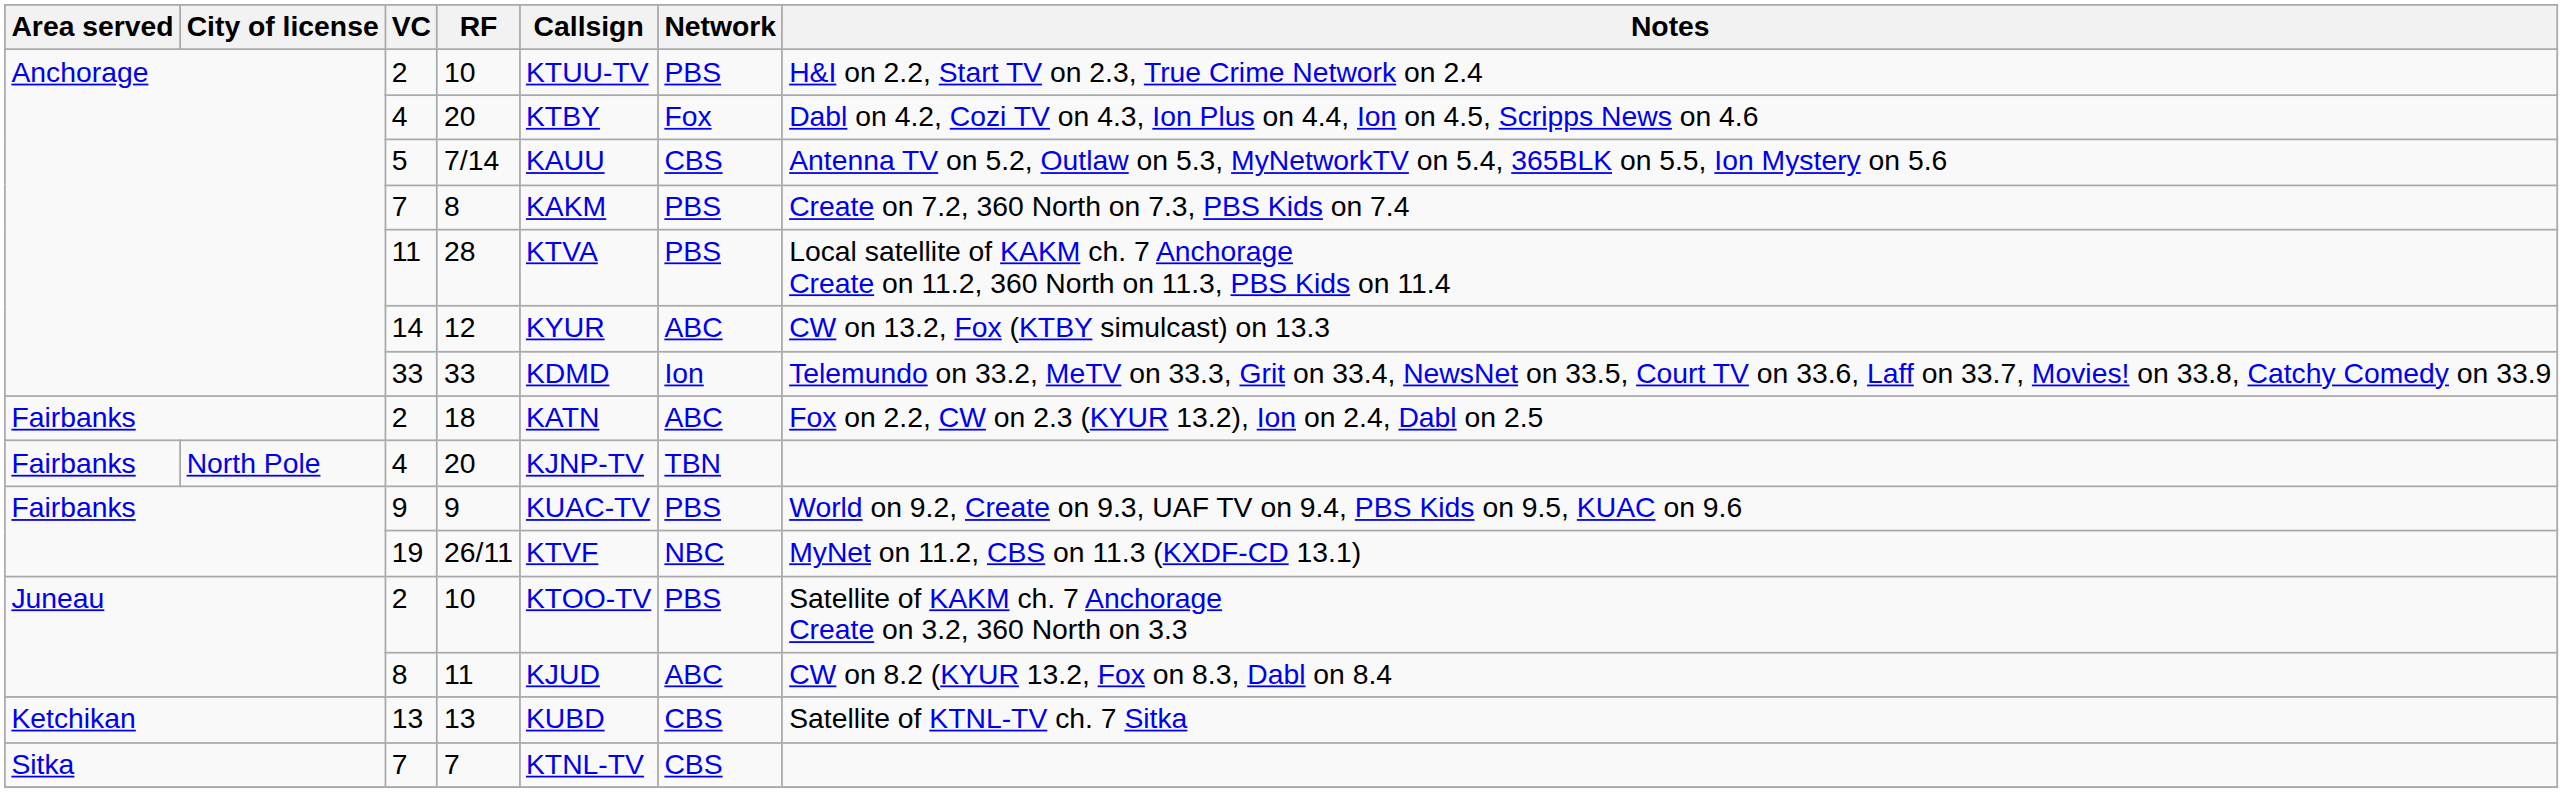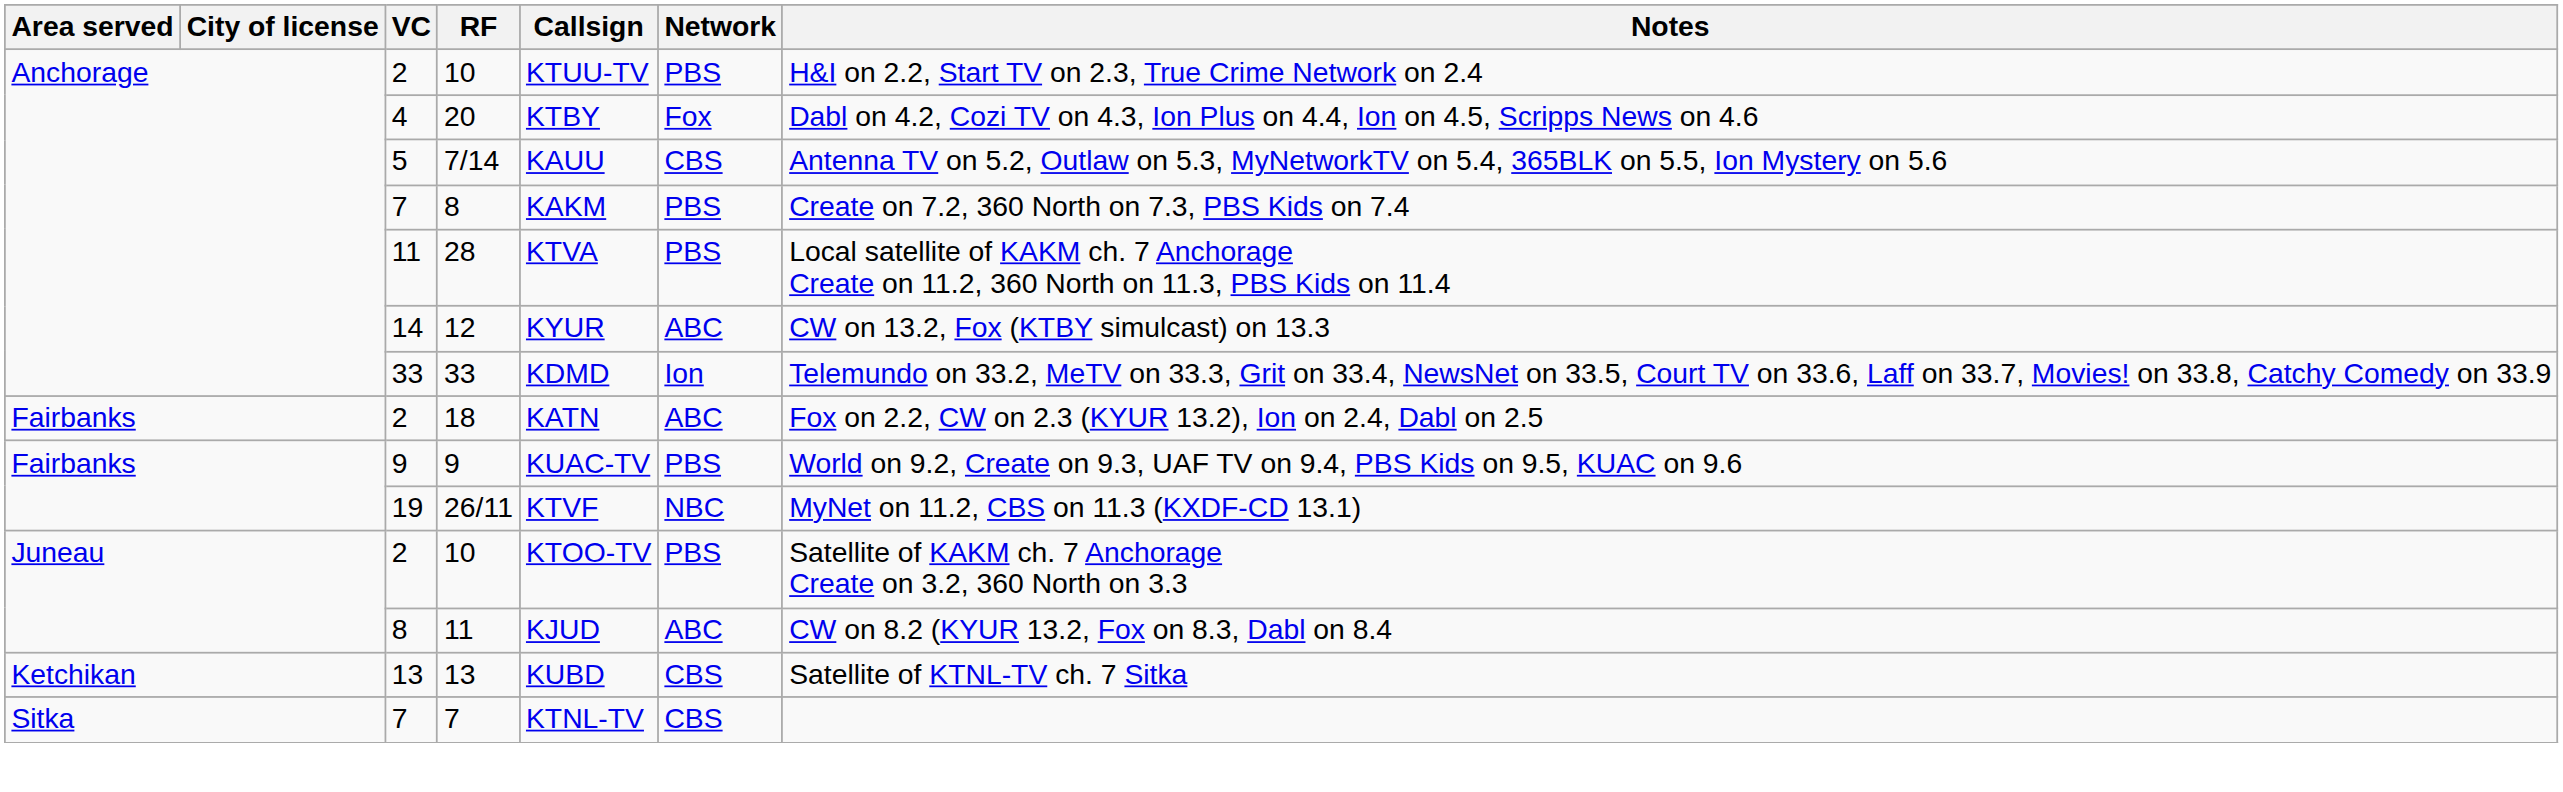- row: (254, 463)
